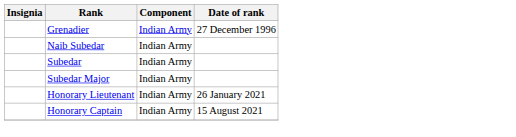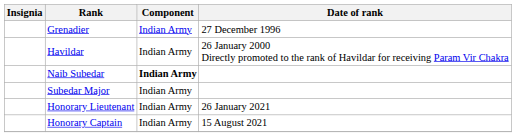+ row: (66, 51)
(166, 45) normal -> (168, 73) bold
- row: (64, 62)
